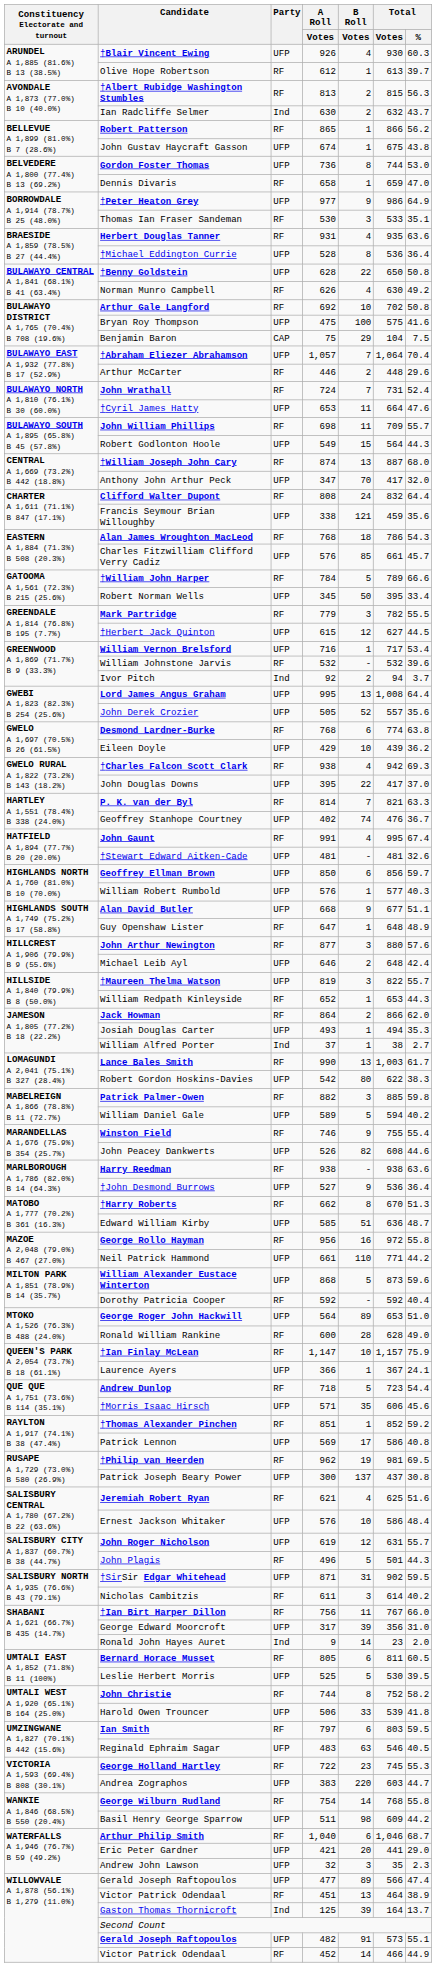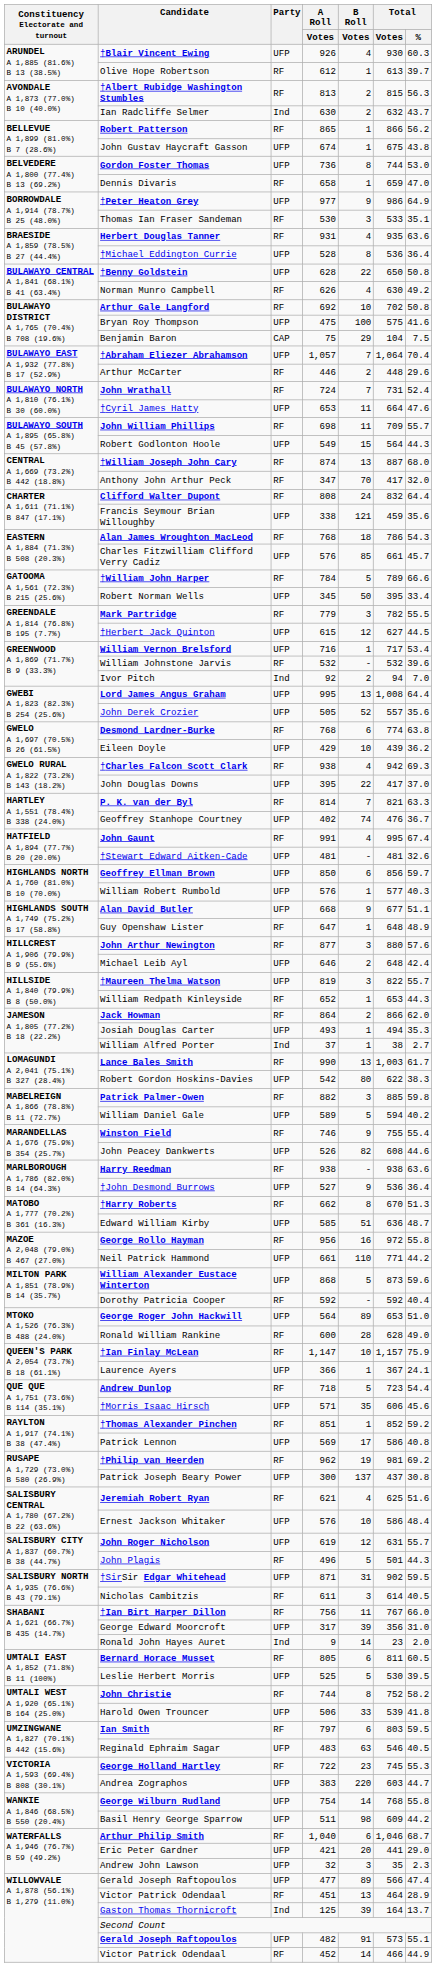(281, 480) UFP -> (279, 480) RF
(421, 678) 3.7 -> (421, 678) 7.0
(418, 1460) 69.5 -> (418, 1460) 69.2
(418, 1596) 40.2 -> (418, 1596) 40.5
(279, 1802) RF -> (281, 1802) UFP
(418, 1895) 38.9 -> (418, 1895) 28.9
